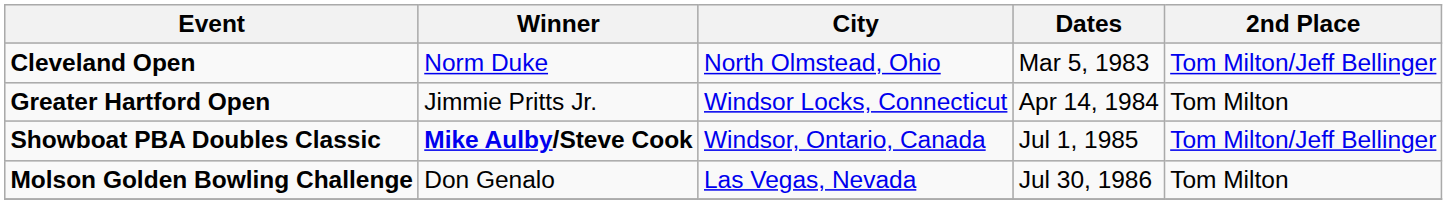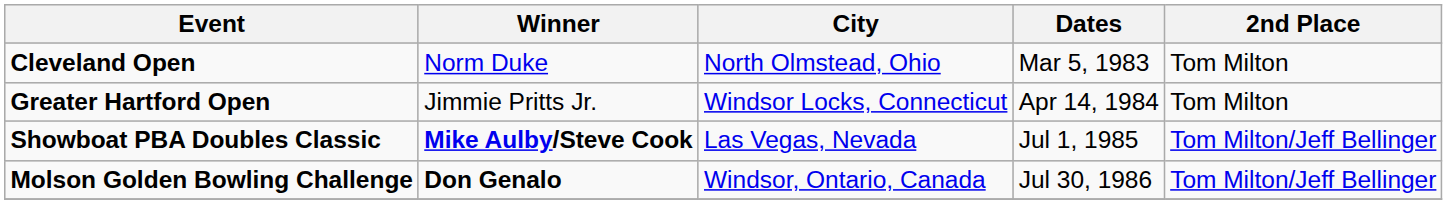(1303, 62) Tom Milton/Jeff Bellinger -> (1229, 62) Tom Milton
(845, 140) Windsor, Ontario, Canada -> (810, 140) Las Vegas, Nevada
(490, 179) normal -> (493, 179) bold
(810, 179) Las Vegas, Nevada -> (845, 179) Windsor, Ontario, Canada
(1229, 179) Tom Milton -> (1303, 179) Tom Milton/Jeff Bellinger
